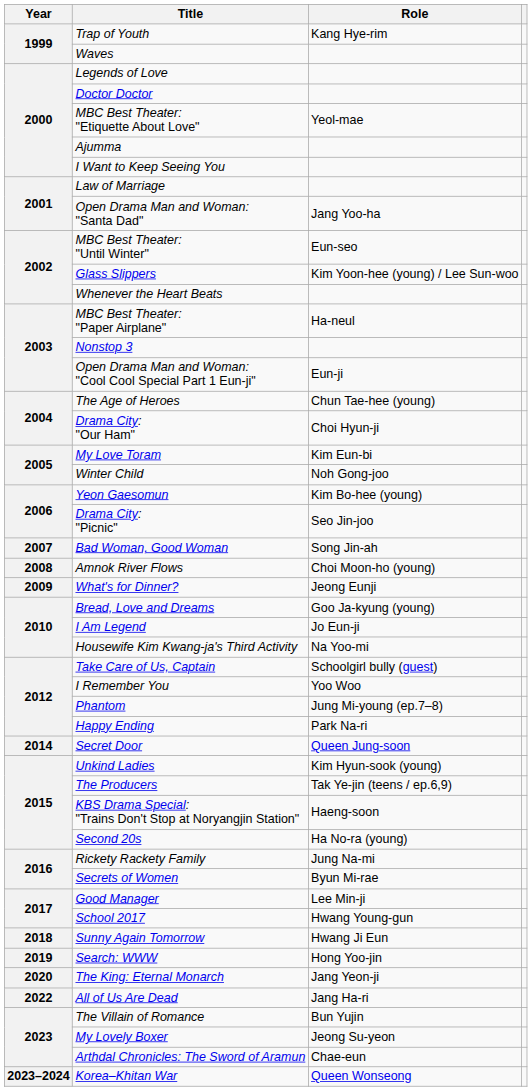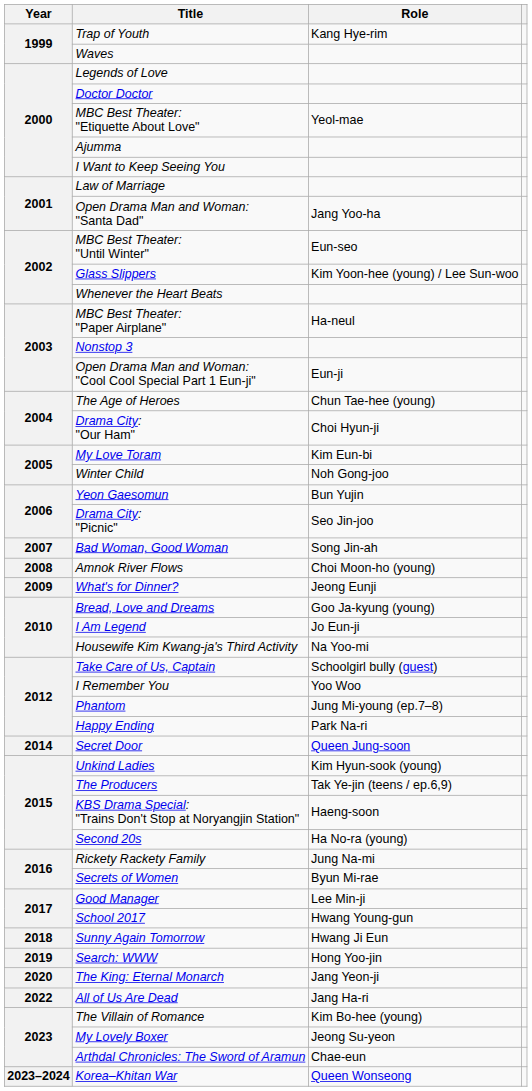(367, 494) Kim Bo-hee (young) -> (337, 494) Bun Yujin
(337, 1017) Bun Yujin -> (367, 1017) Kim Bo-hee (young)
